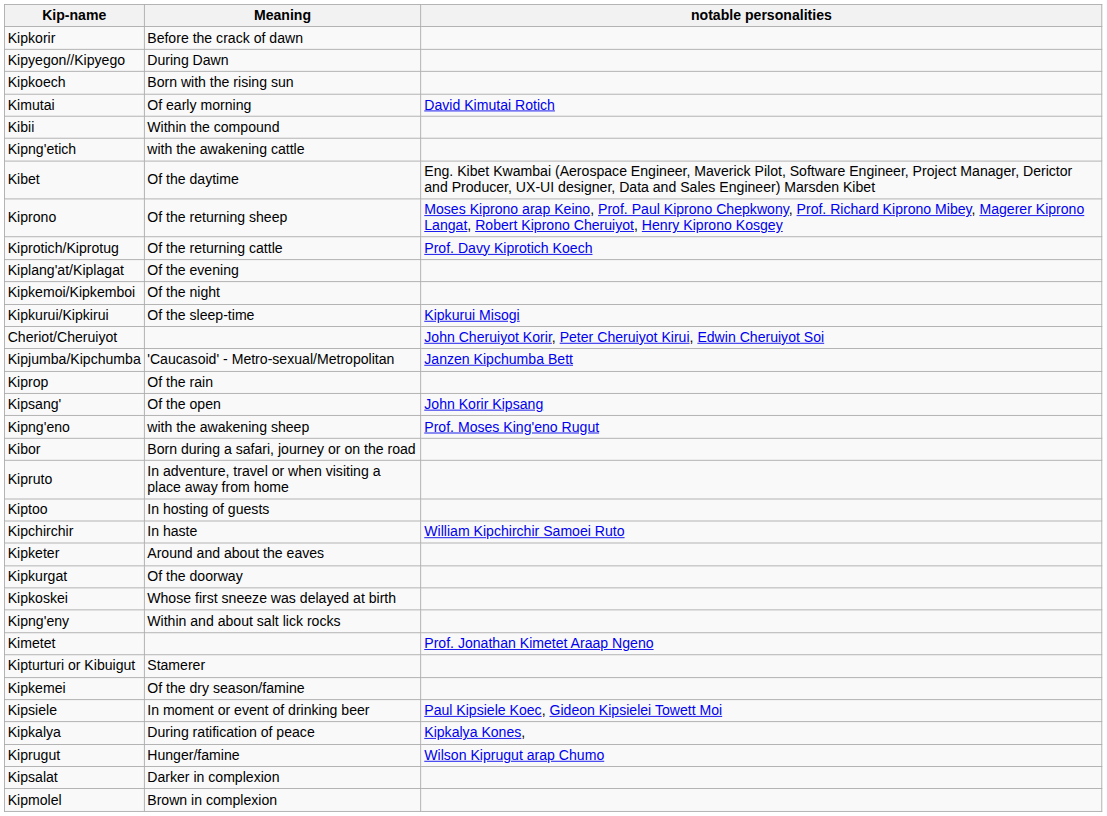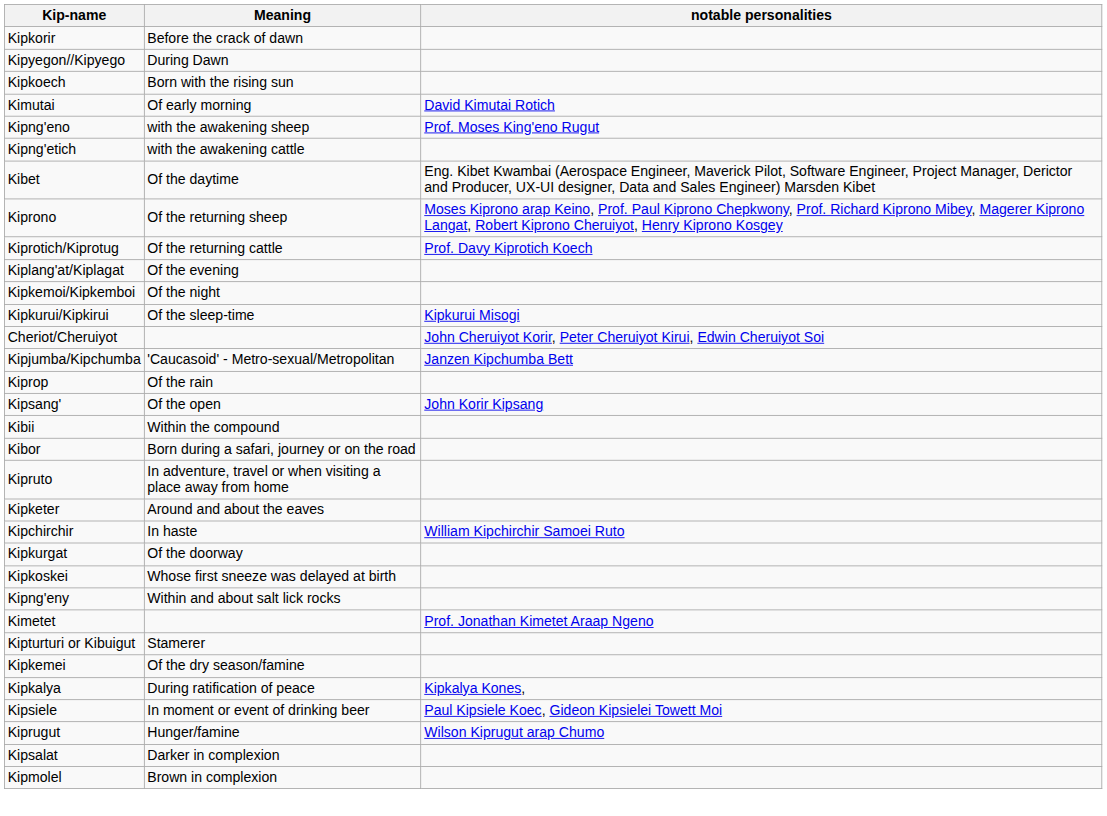rows swapped: (39, 426) <-> (21, 127)
- row: (28, 509)
rows swapped: (41, 532) <-> (34, 554)
rows swapped: (34, 733) <-> (32, 710)
